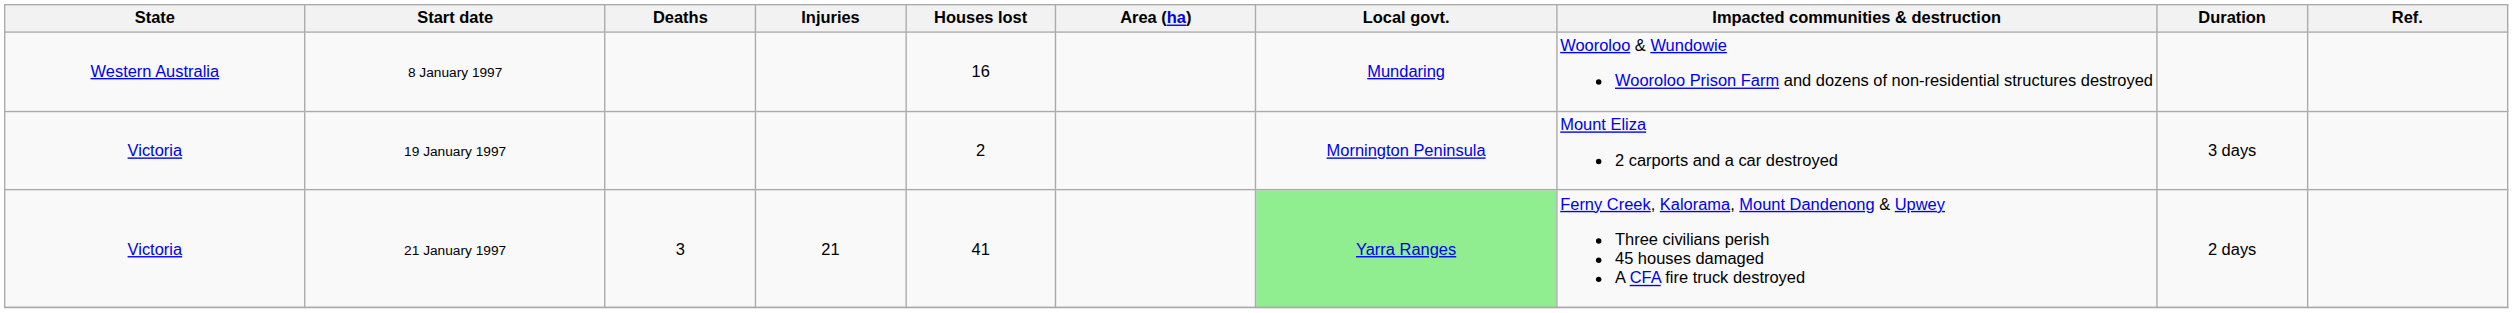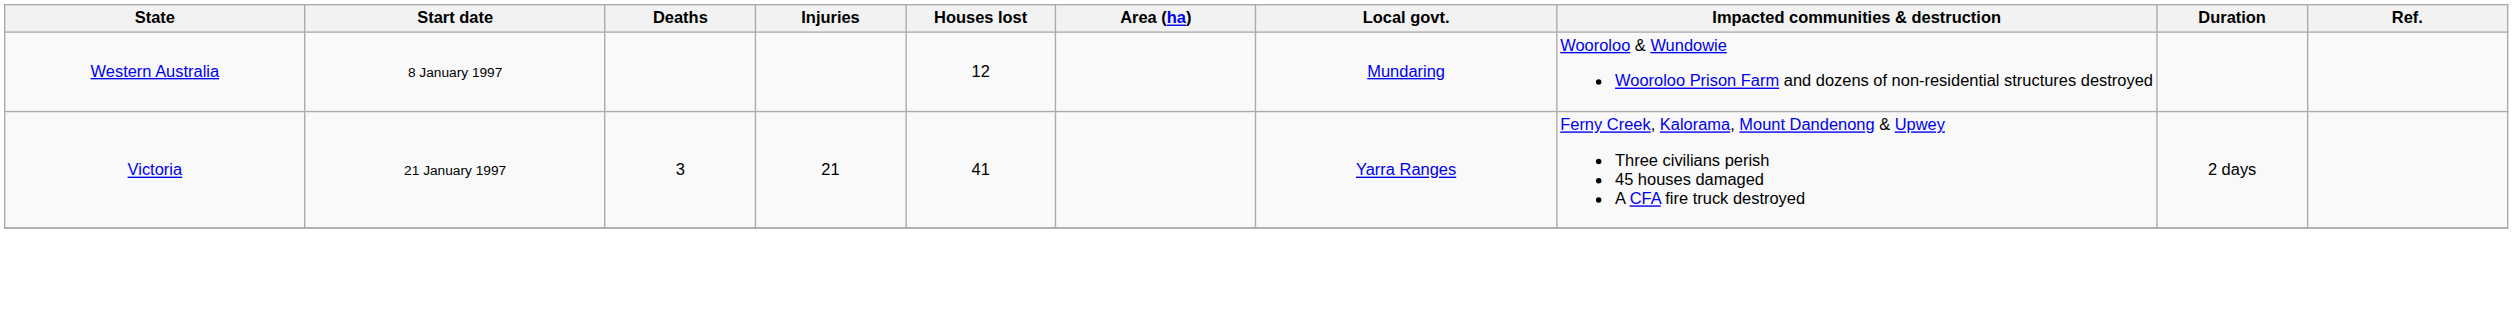(981, 71) 16 -> (981, 71) 12
- row: (455, 151)
(1406, 249) lightgreen background -> (1406, 170) no background
